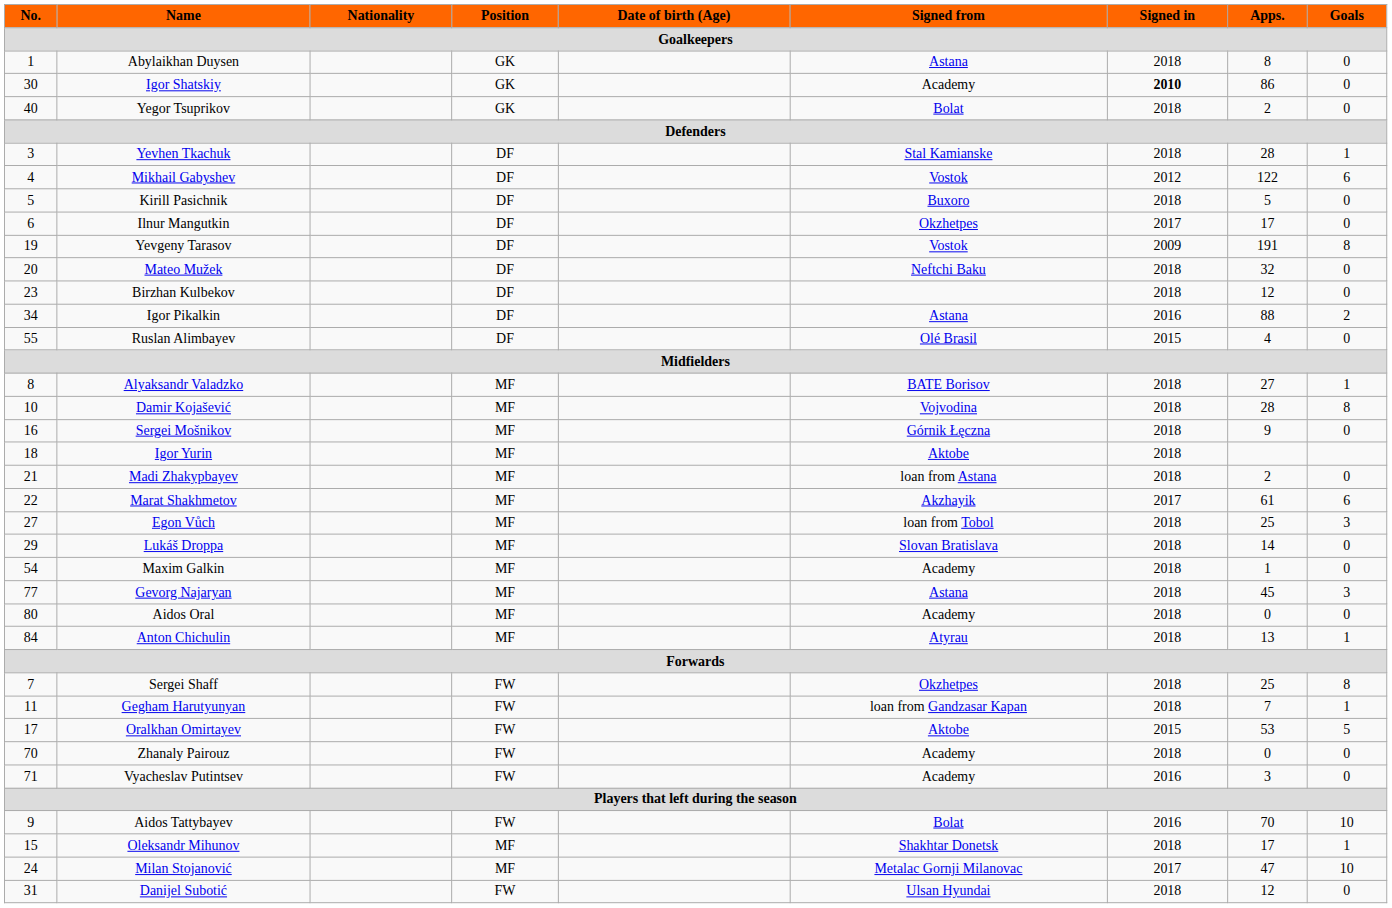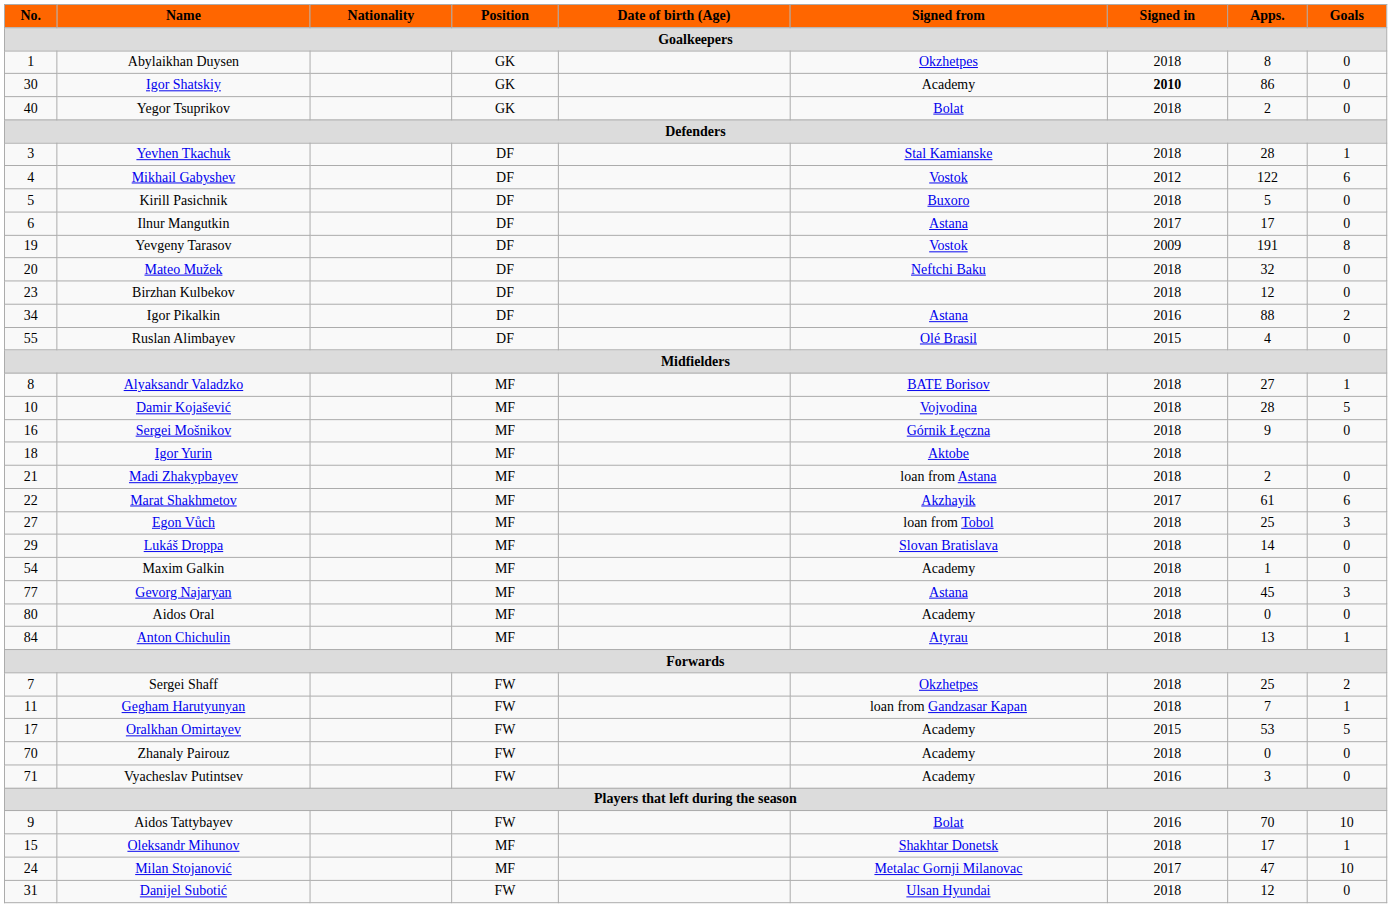(948, 62) Astana -> (948, 62) Okzhetpes
(948, 223) Okzhetpes -> (948, 223) Astana
(1347, 408) 8 -> (1347, 408) 5
(1347, 684) 8 -> (1347, 684) 2
(948, 730) Aktobe -> (948, 730) Academy
